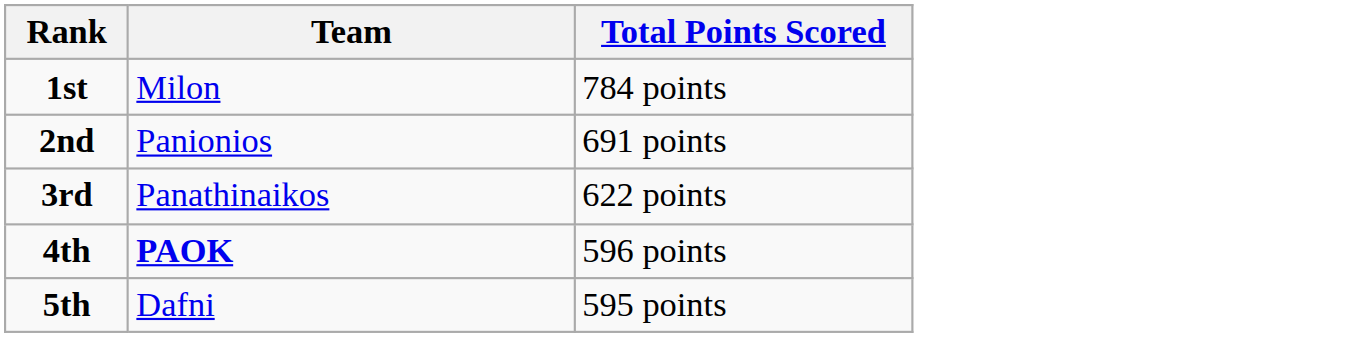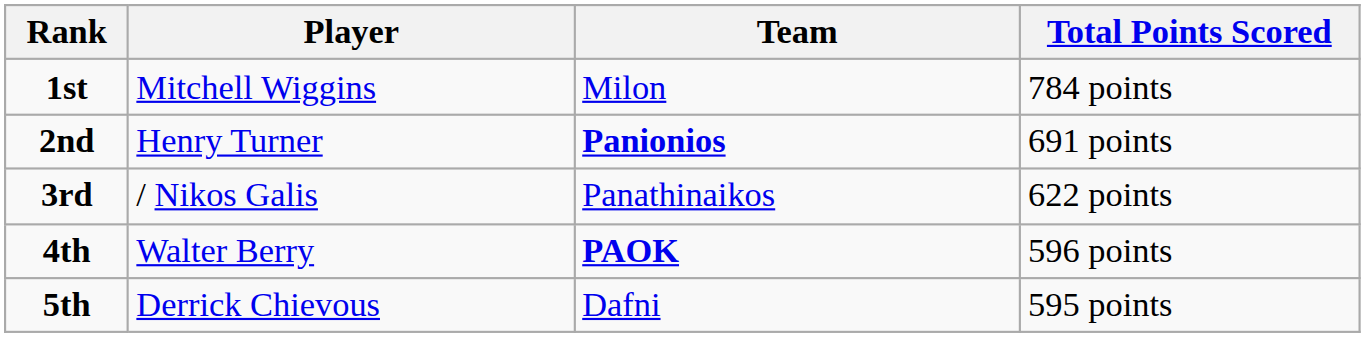+ column: (351, 31)
(204, 140) normal -> (654, 140) bold
